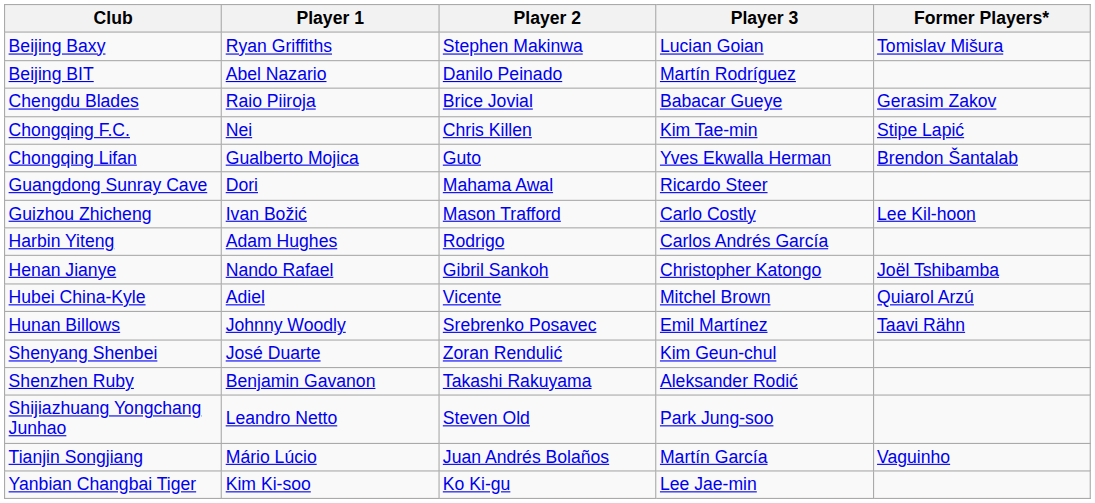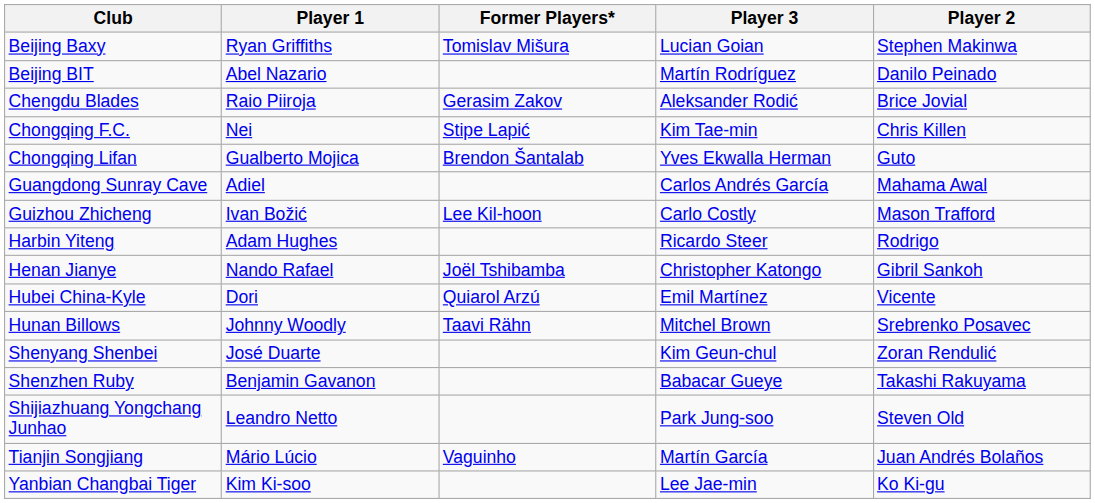columns swapped: (547, 18) <-> (982, 18)
(721, 102) Babacar Gueye -> (729, 102) Aleksander Rodić
(242, 185) Dori -> (245, 185) Adiel
(714, 185) Ricardo Steer -> (744, 185) Carlos Andrés García
(744, 241) Carlos Andrés García -> (714, 241) Ricardo Steer
(245, 297) Adiel -> (242, 297) Dori
(715, 297) Mitchel Brown -> (714, 297) Emil Martínez
(714, 325) Emil Martínez -> (715, 325) Mitchel Brown
(729, 381) Aleksander Rodić -> (721, 381) Babacar Gueye
